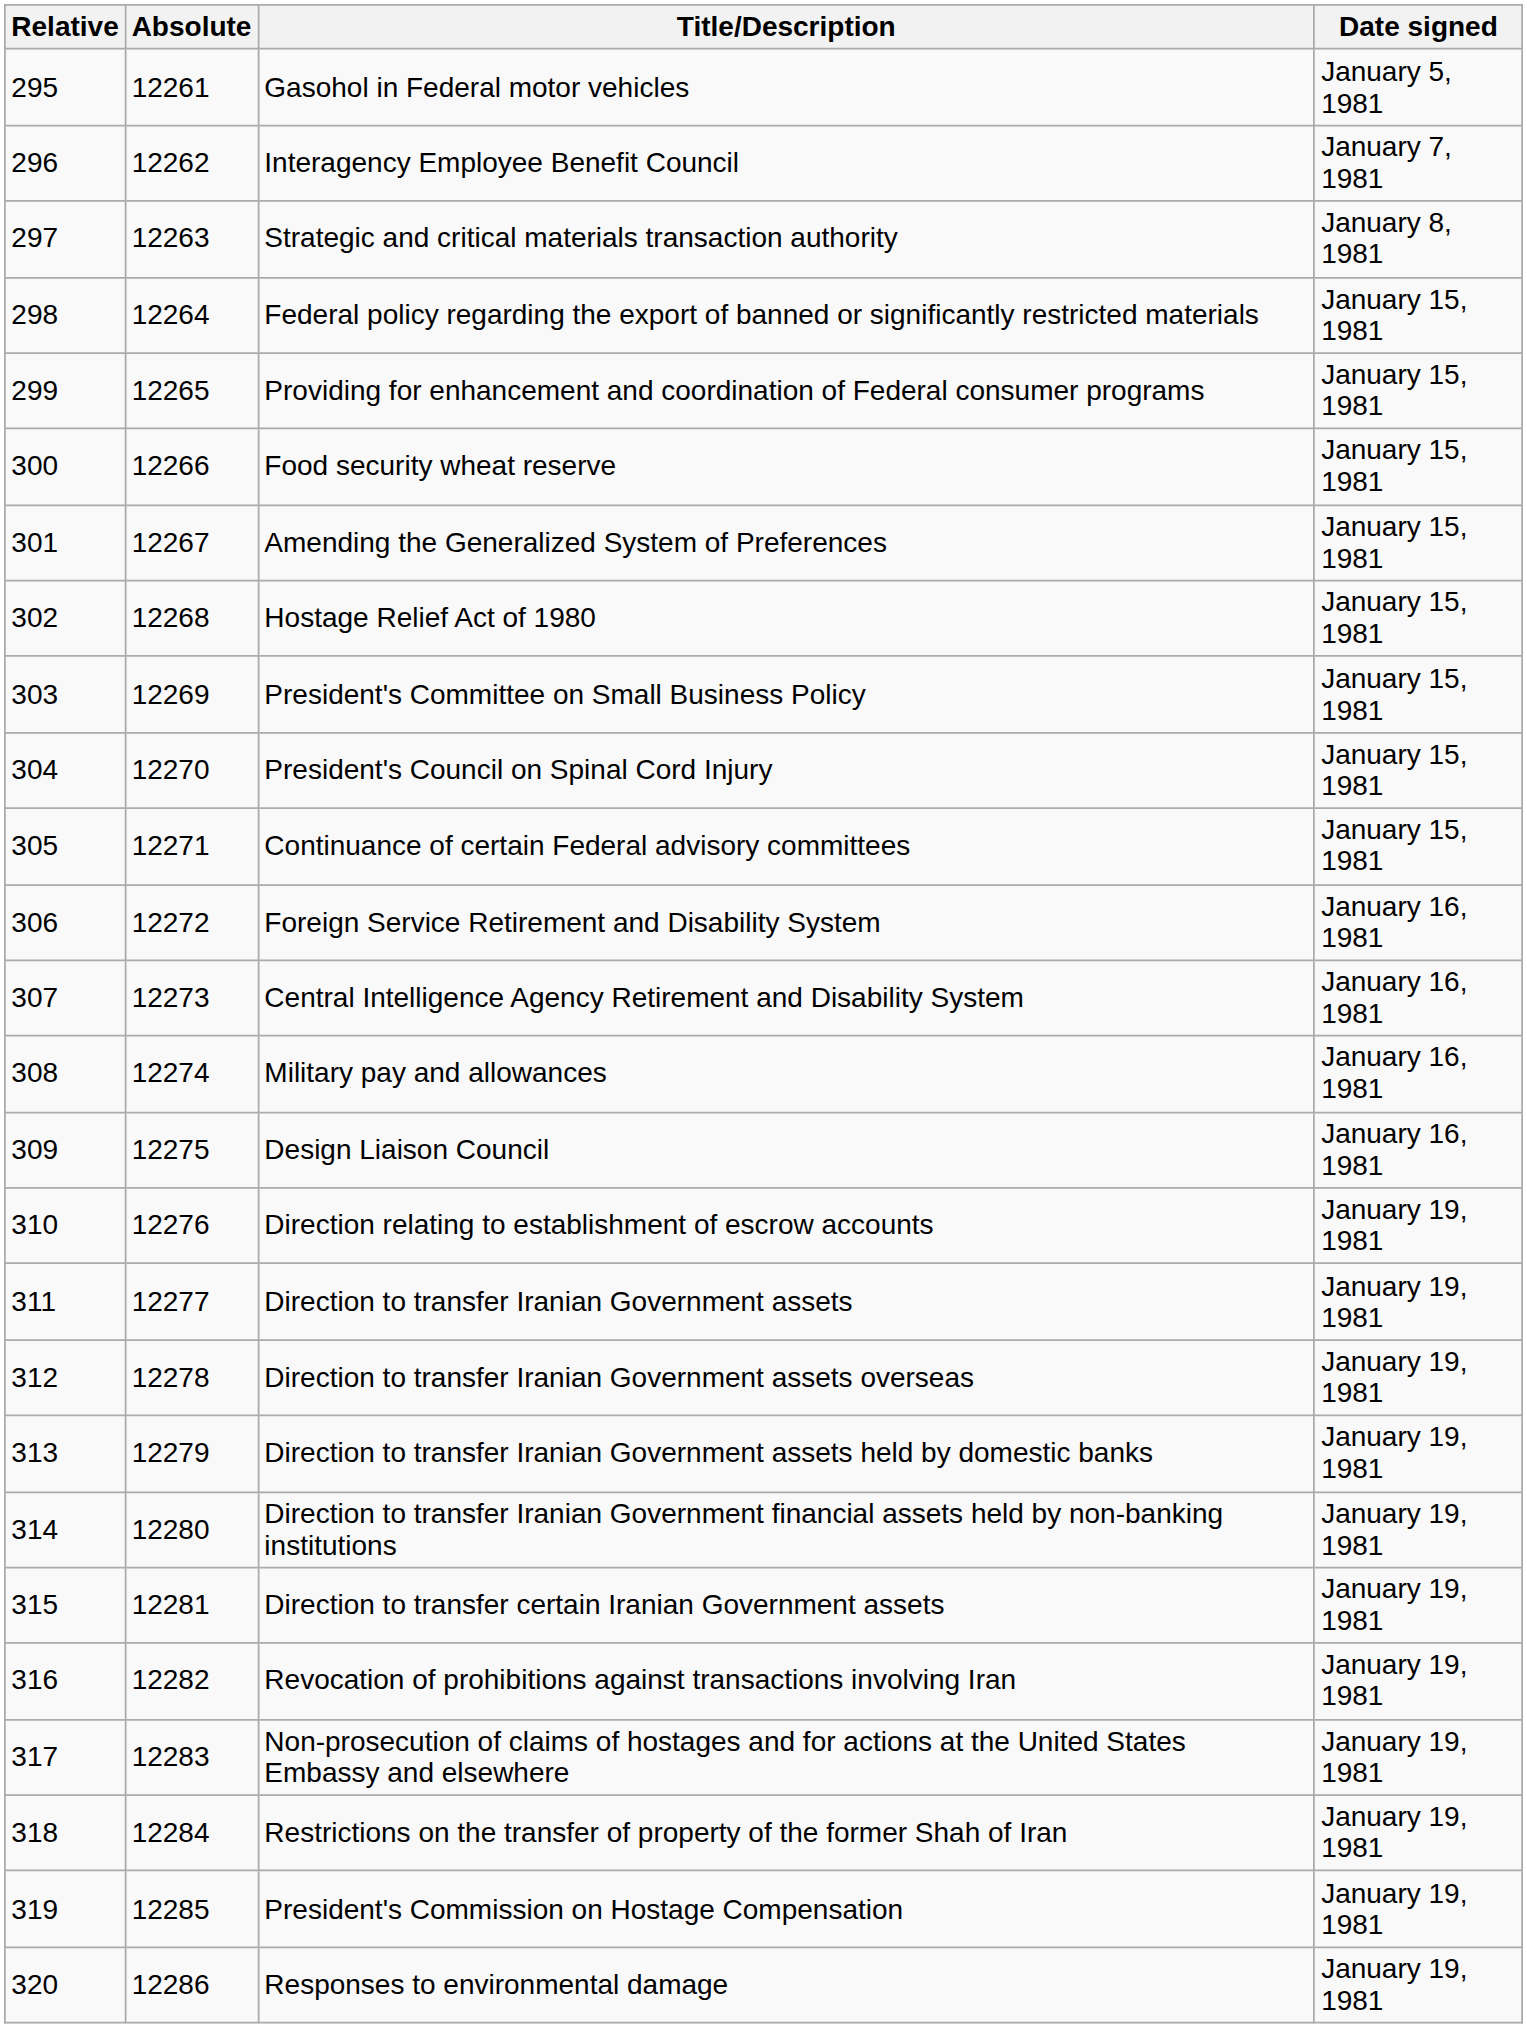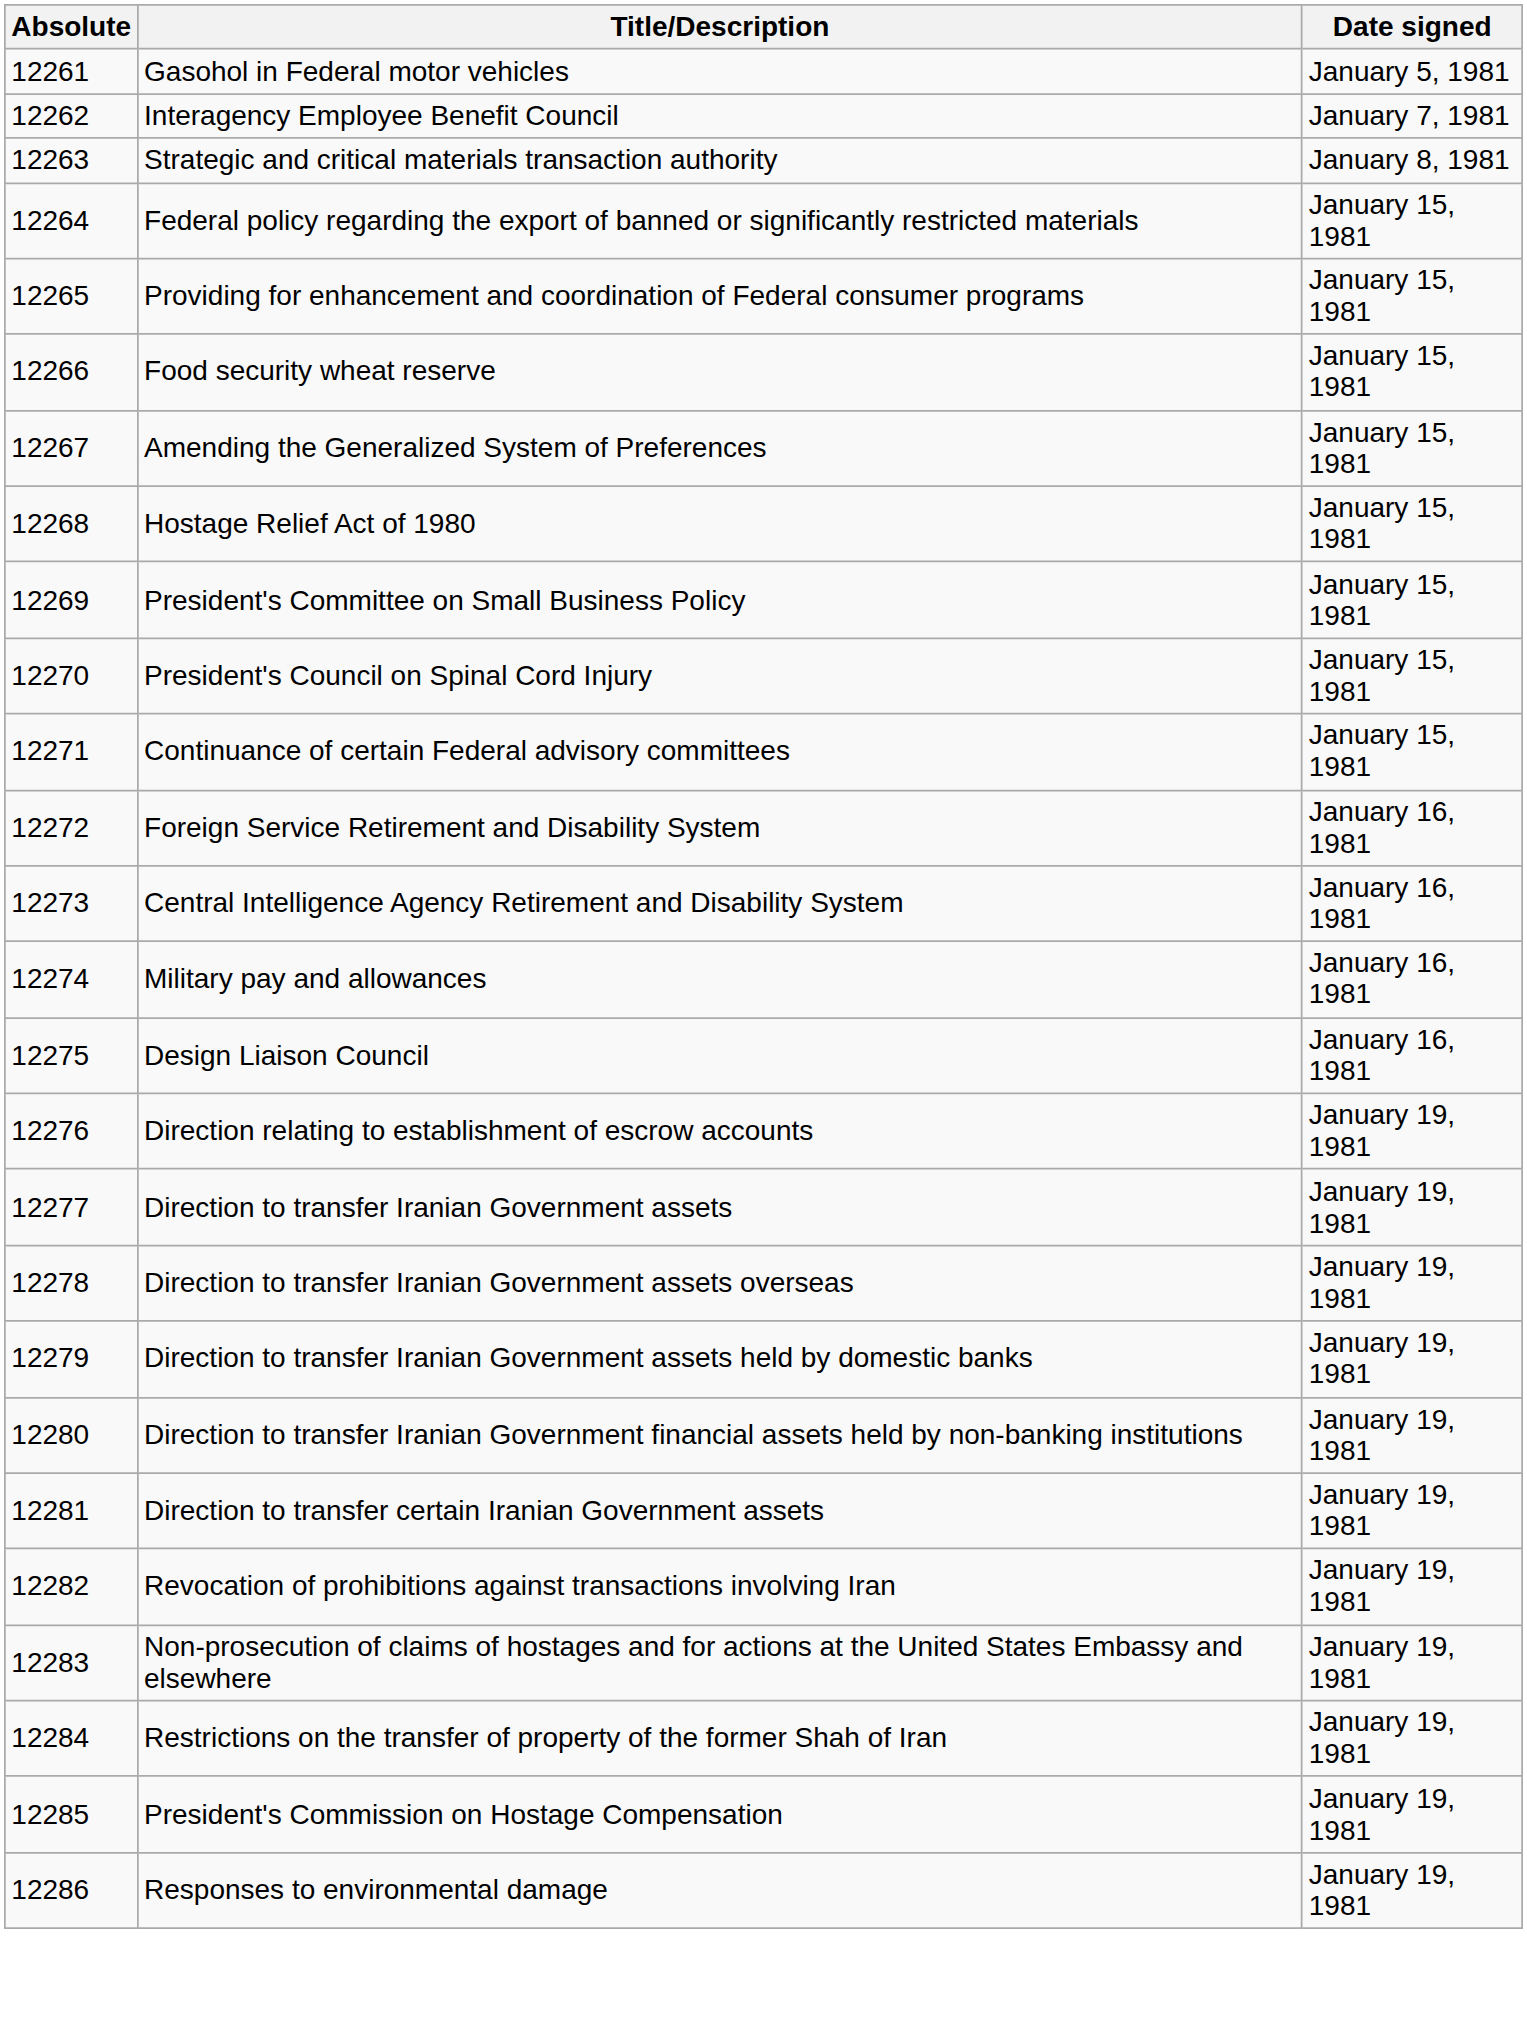- column: (65, 26)
